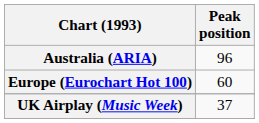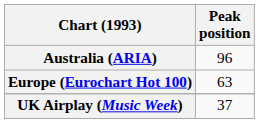(225, 81) 60 -> (225, 81) 63
